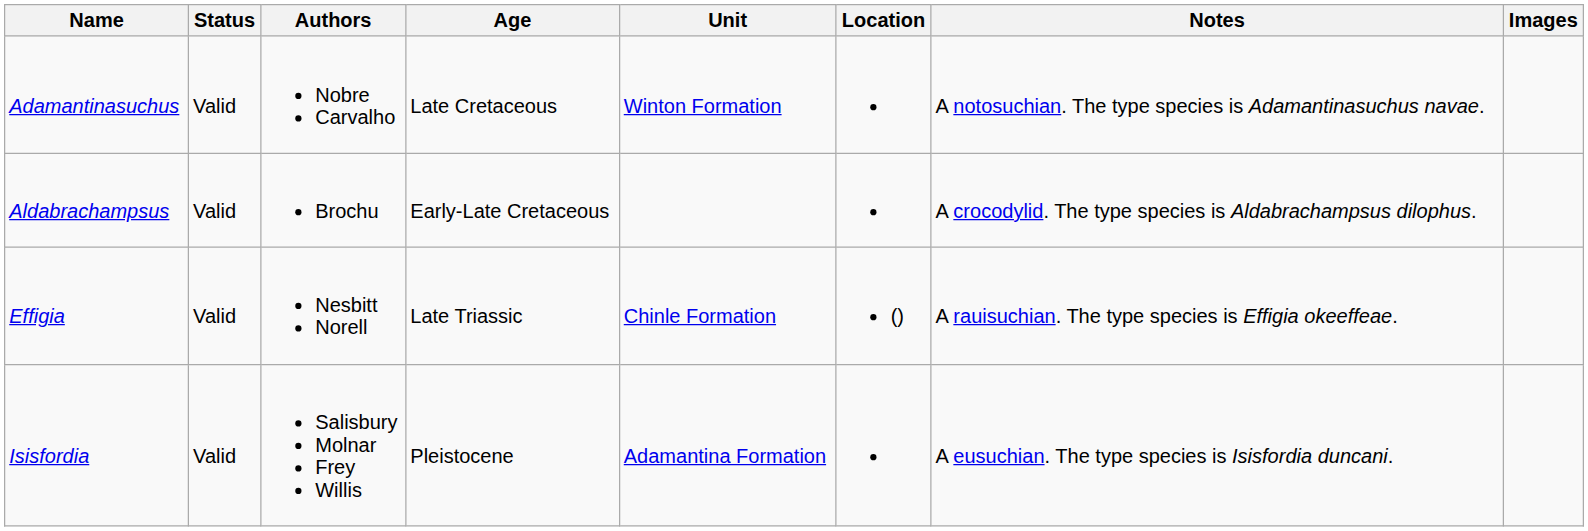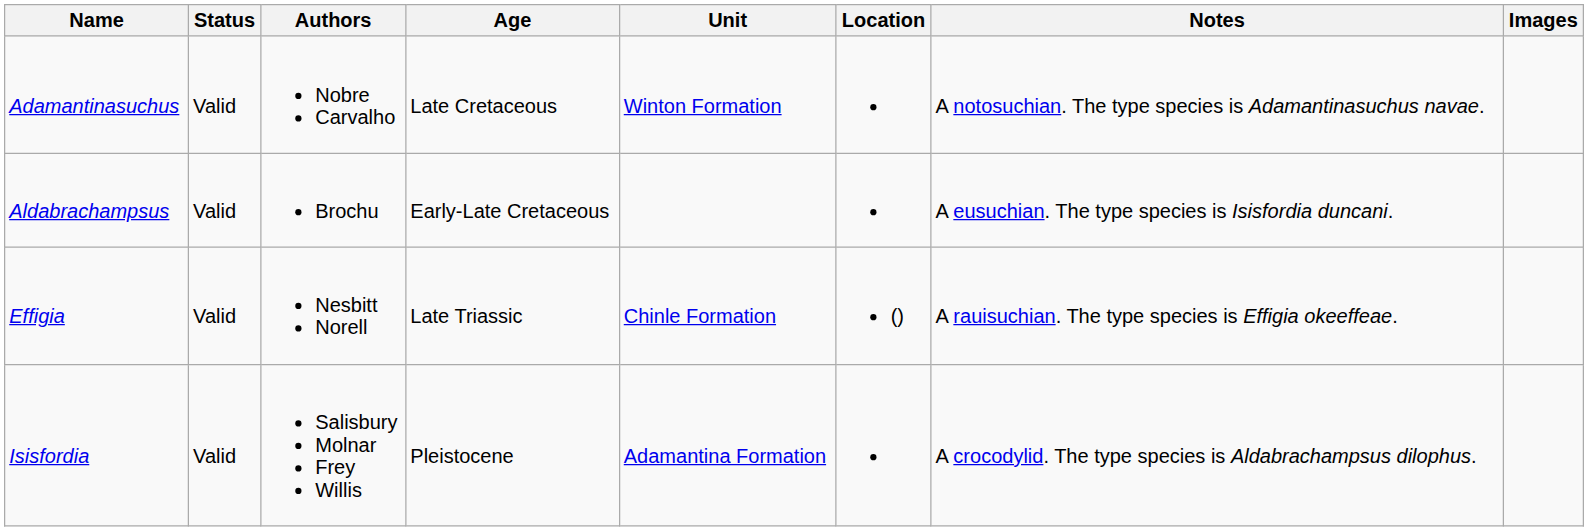(1206, 211) A crocodylid. The type species is Aldabrachampsus dilophus. -> (1164, 211) A eusuchian. The type species is Isisfordia duncani.
(1164, 455) A eusuchian. The type species is Isisfordia duncani. -> (1206, 455) A crocodylid. The type species is Aldabrachampsus dilophus.
